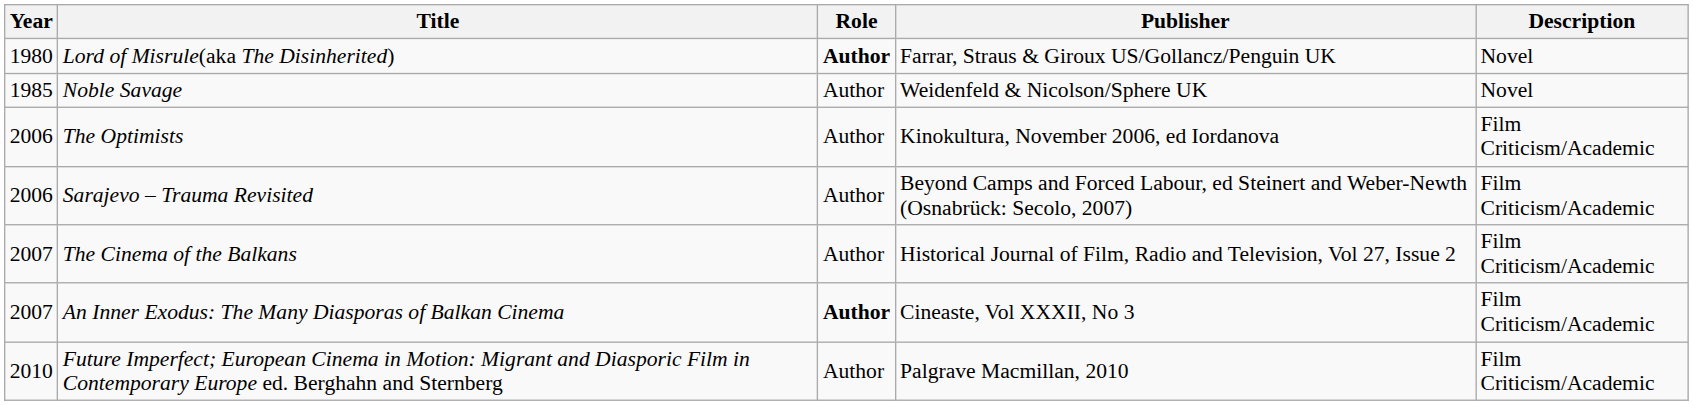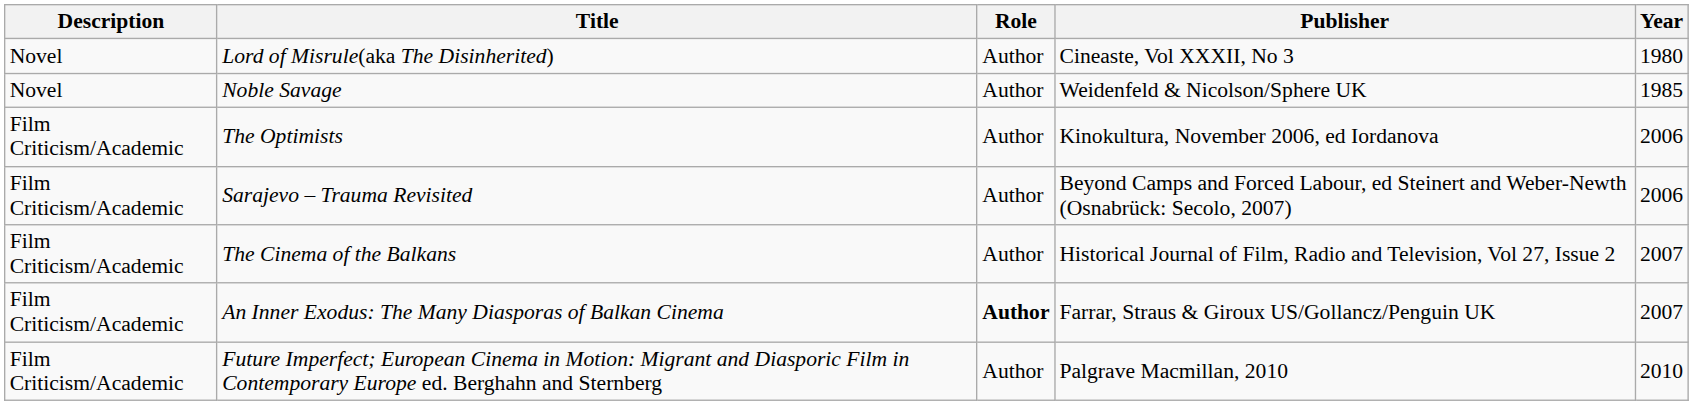columns swapped: (31, 21) <-> (1582, 21)
(857, 55) bold -> (1013, 55) normal
(1118, 55) Farrar, Straus & Giroux US/Gollancz/Penguin UK -> (1177, 55) Cineaste, Vol XXXII, No 3
(1017, 312) Cineaste, Vol XXXII, No 3 -> (1277, 312) Farrar, Straus & Giroux US/Gollancz/Penguin UK
